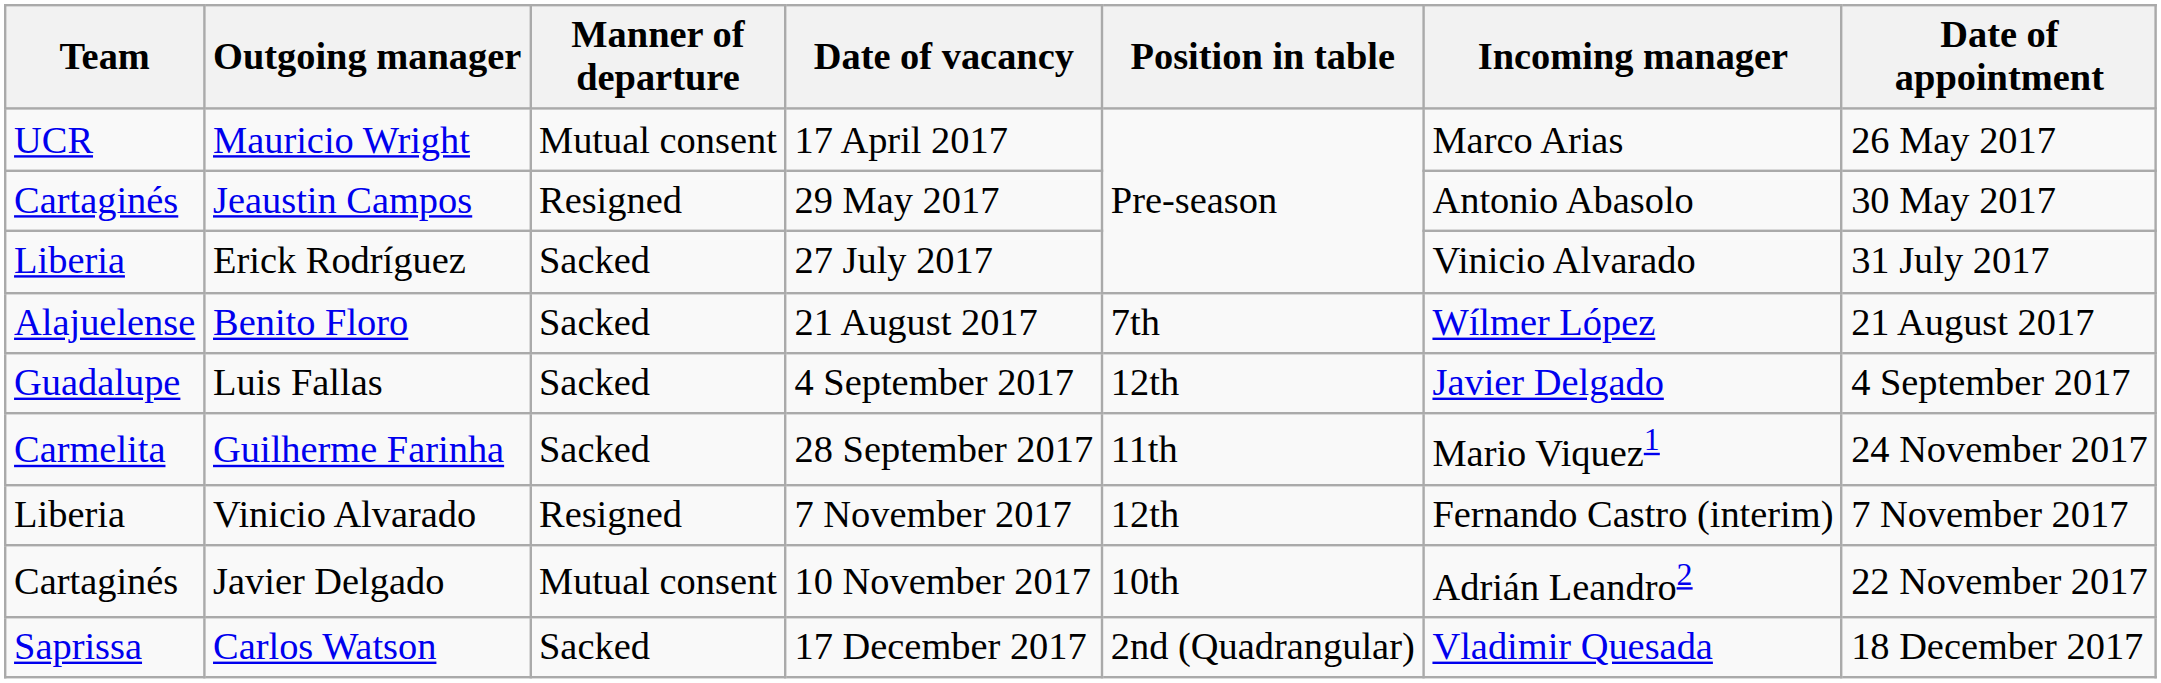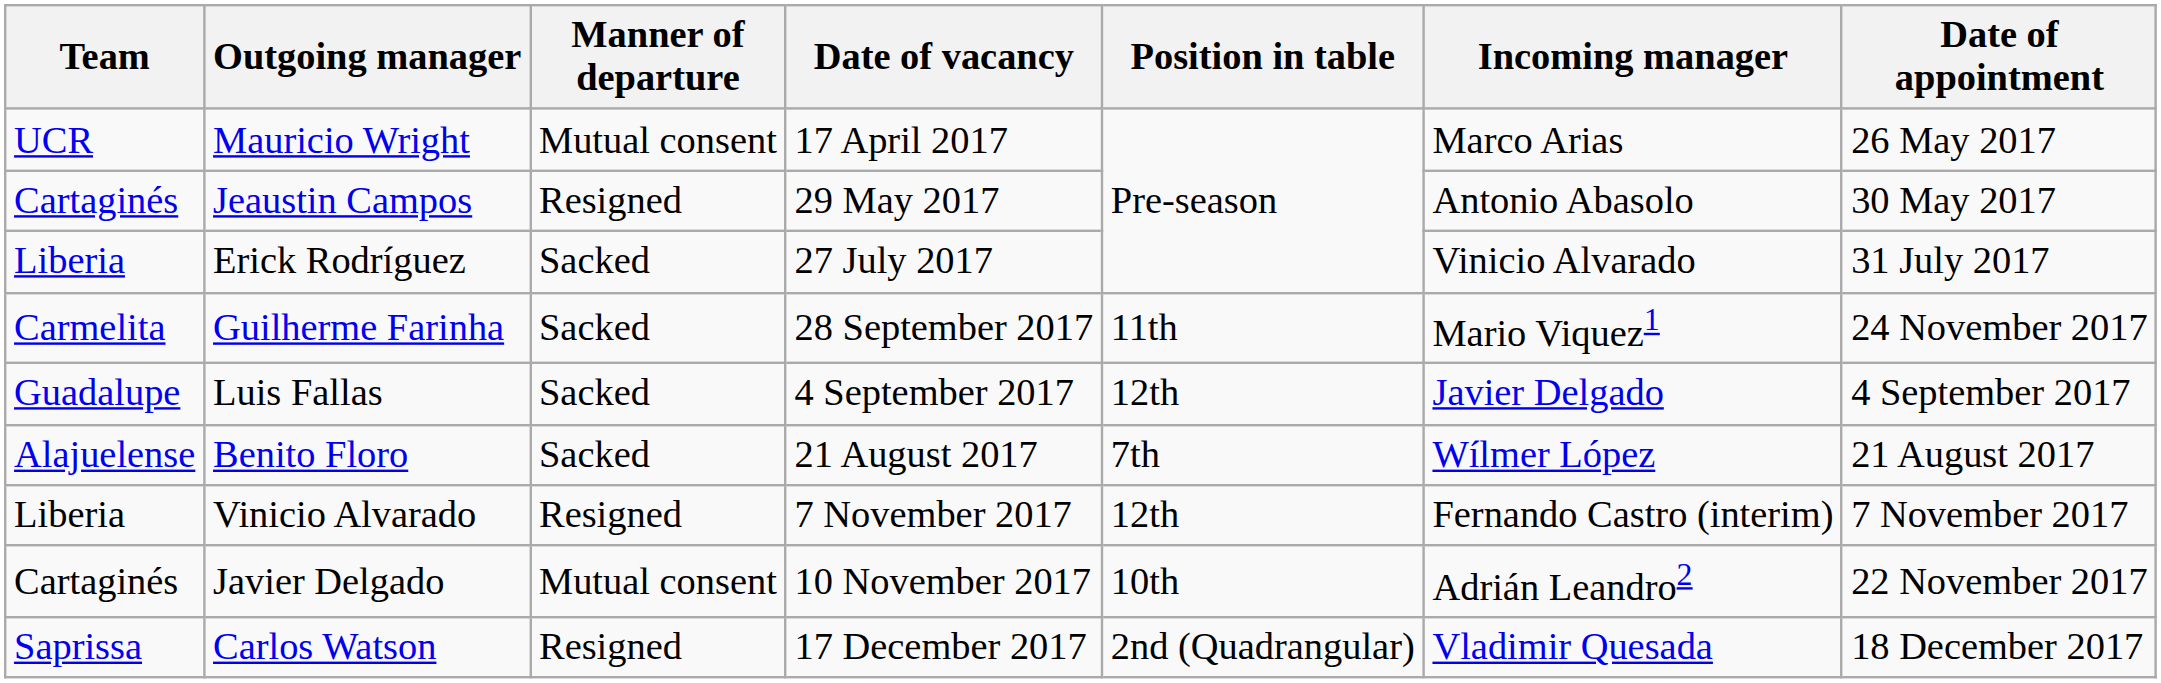rows swapped: (311, 321) <-> (359, 448)
(594, 647) Sacked -> (610, 647) Resigned
